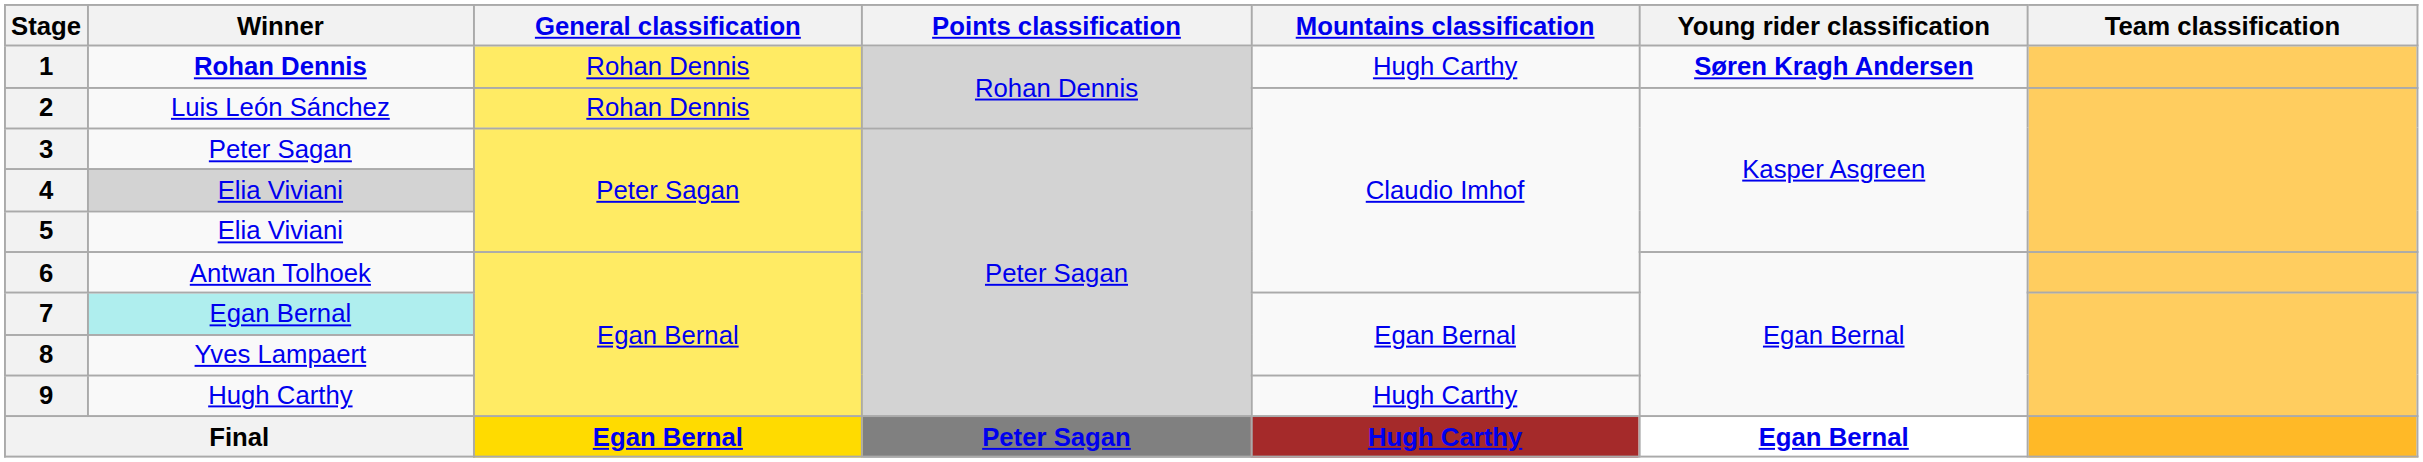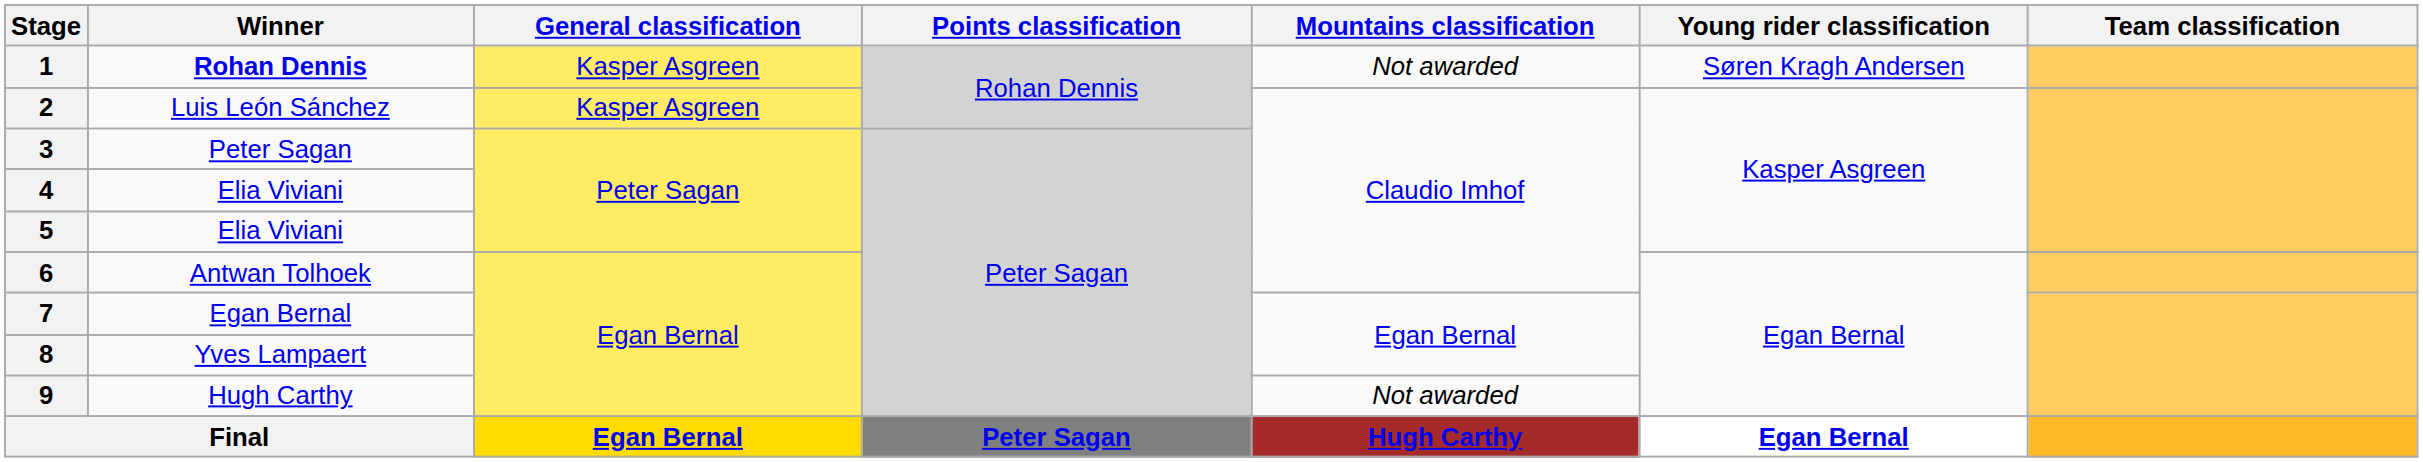(668, 67) Rohan Dennis -> (668, 67) Kasper Asgreen
(1445, 67) Hugh Carthy -> (1445, 67) Not awarded
(1834, 67) bold -> (1834, 67) normal
(668, 108) Rohan Dennis -> (668, 108) Kasper Asgreen
(280, 190) lightgrey background -> (280, 190) no background
(280, 314) paleturquoise background -> (280, 314) no background
(1445, 396) Hugh Carthy -> (1445, 396) Not awarded
